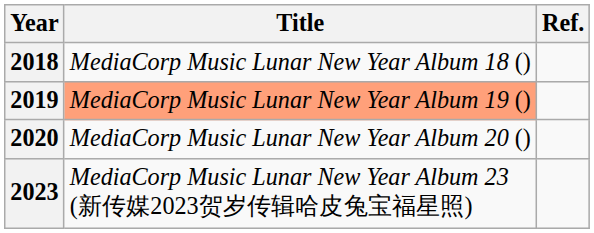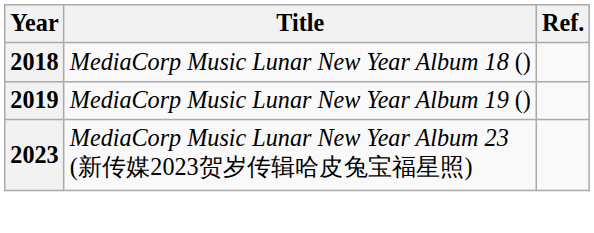(300, 100) lightsalmon background -> (300, 100) no background
- row: (34, 138)
